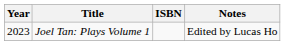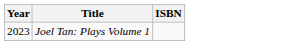- column: (232, 13)
